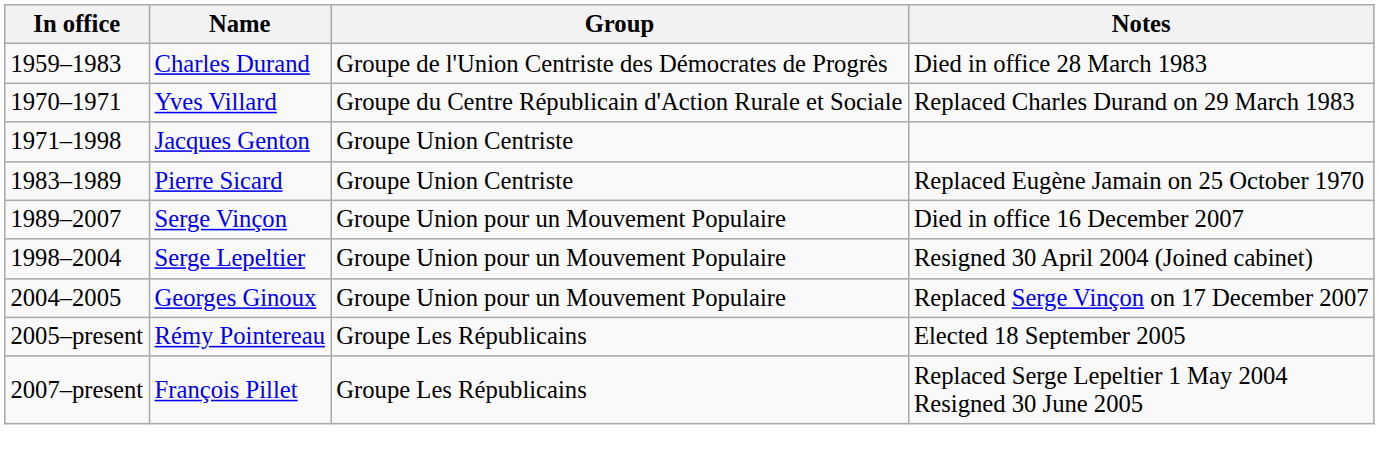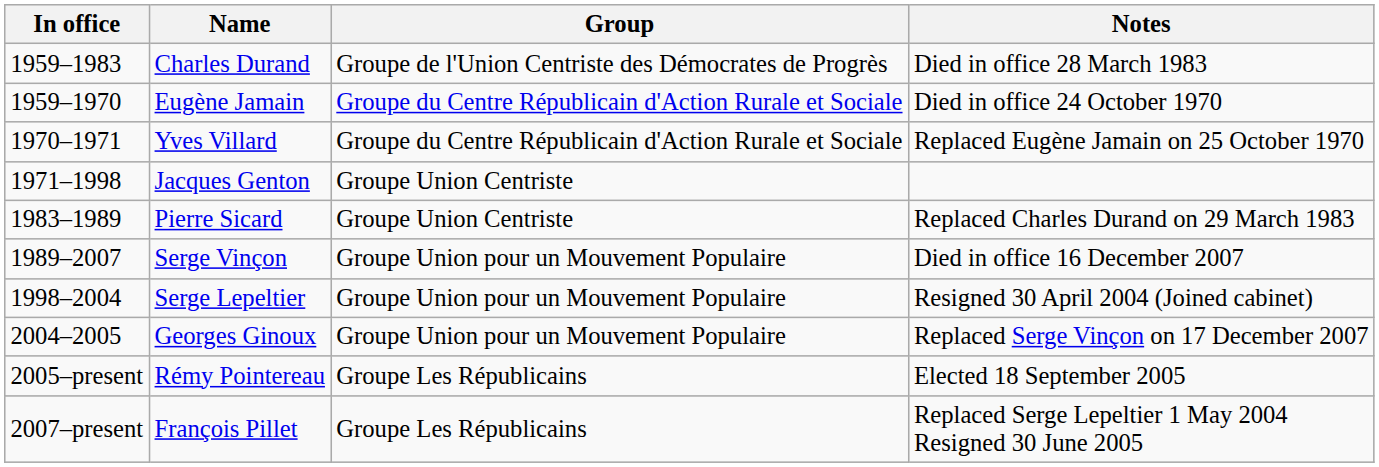+ row: (229, 102)
(1134, 102) Replaced Charles Durand on 29 March 1983 -> (1139, 141) Replaced Eugène Jamain on 25 October 1970
(1139, 180) Replaced Eugène Jamain on 25 October 1970 -> (1134, 219) Replaced Charles Durand on 29 March 1983
